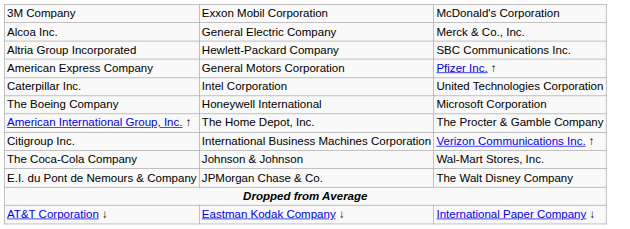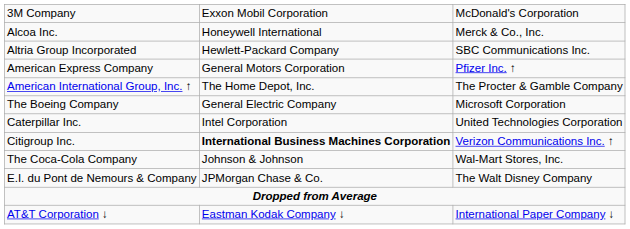(269, 31) General Electric Company -> (262, 31) Honeywell International
rows swapped: (99, 123) <-> (44, 86)
(262, 104) Honeywell International -> (269, 104) General Electric Company
(316, 141) normal -> (326, 141) bold
